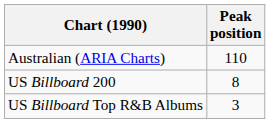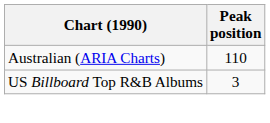- row: (62, 81)
